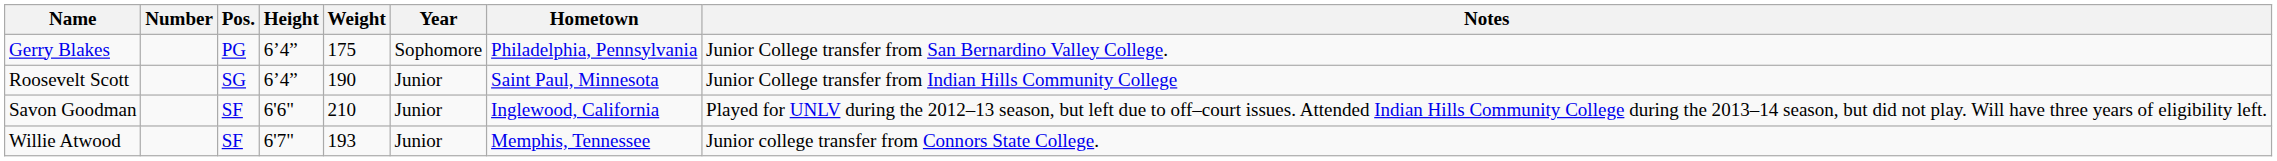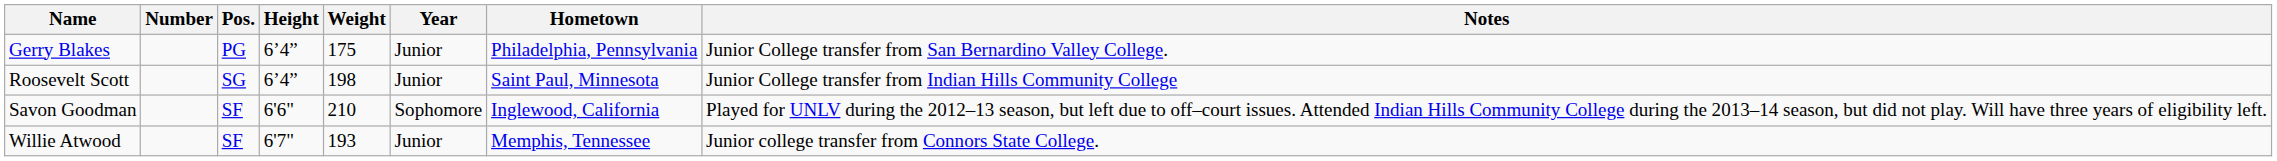(438, 49) Sophomore -> (418, 49) Junior
(342, 79) 190 -> (342, 79) 198
(418, 110) Junior -> (438, 110) Sophomore
